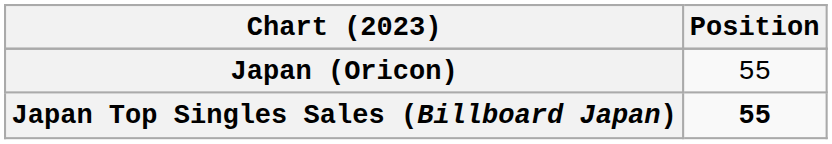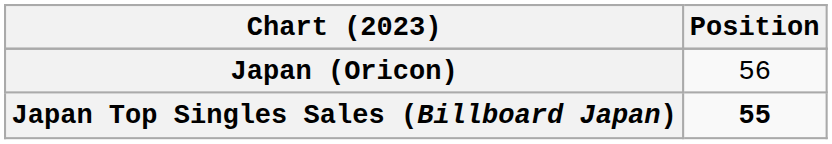(755, 71) 55 -> (755, 71) 56
